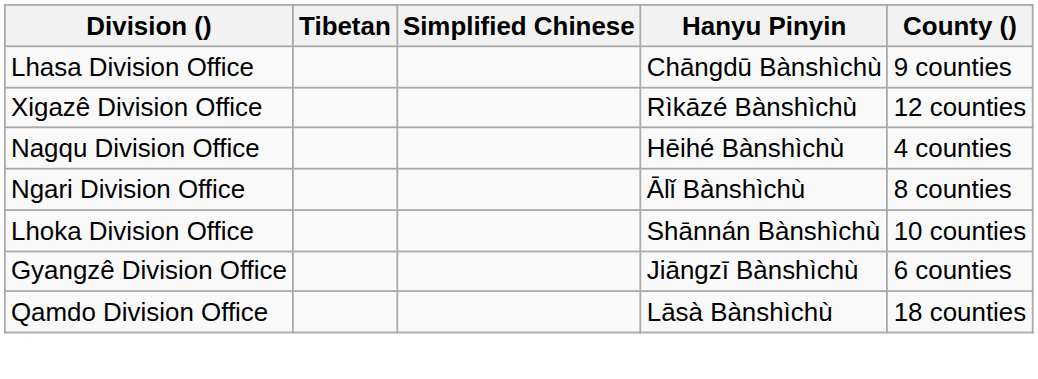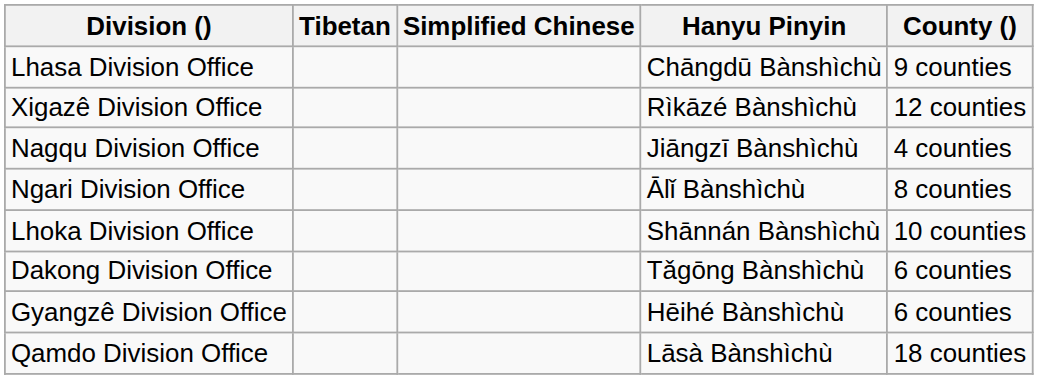(745, 149) Hēihé Bànshìchù -> (753, 149) Jiāngzī Bànshìchù
+ row: (142, 271)
(753, 271) Jiāngzī Bànshìchù -> (745, 312) Hēihé Bànshìchù
